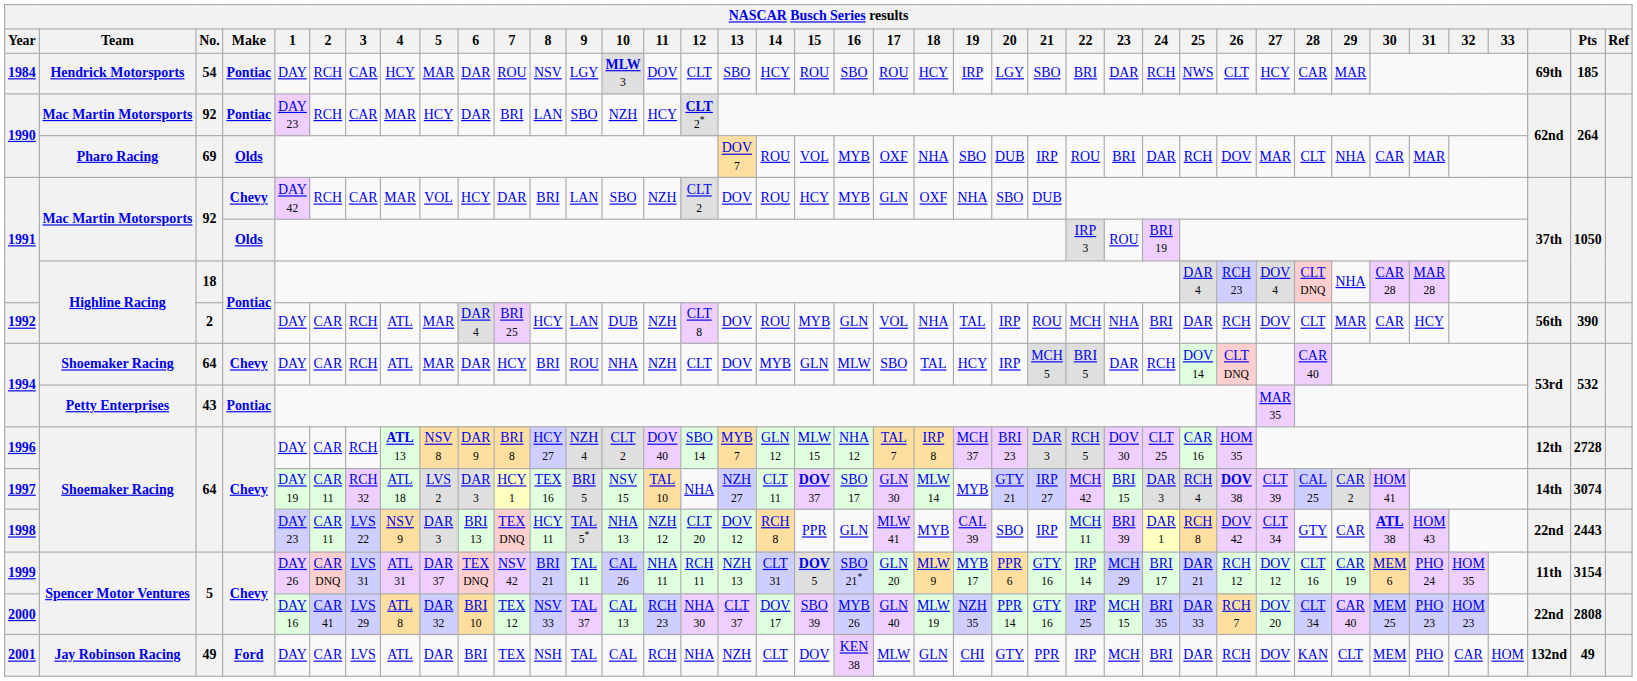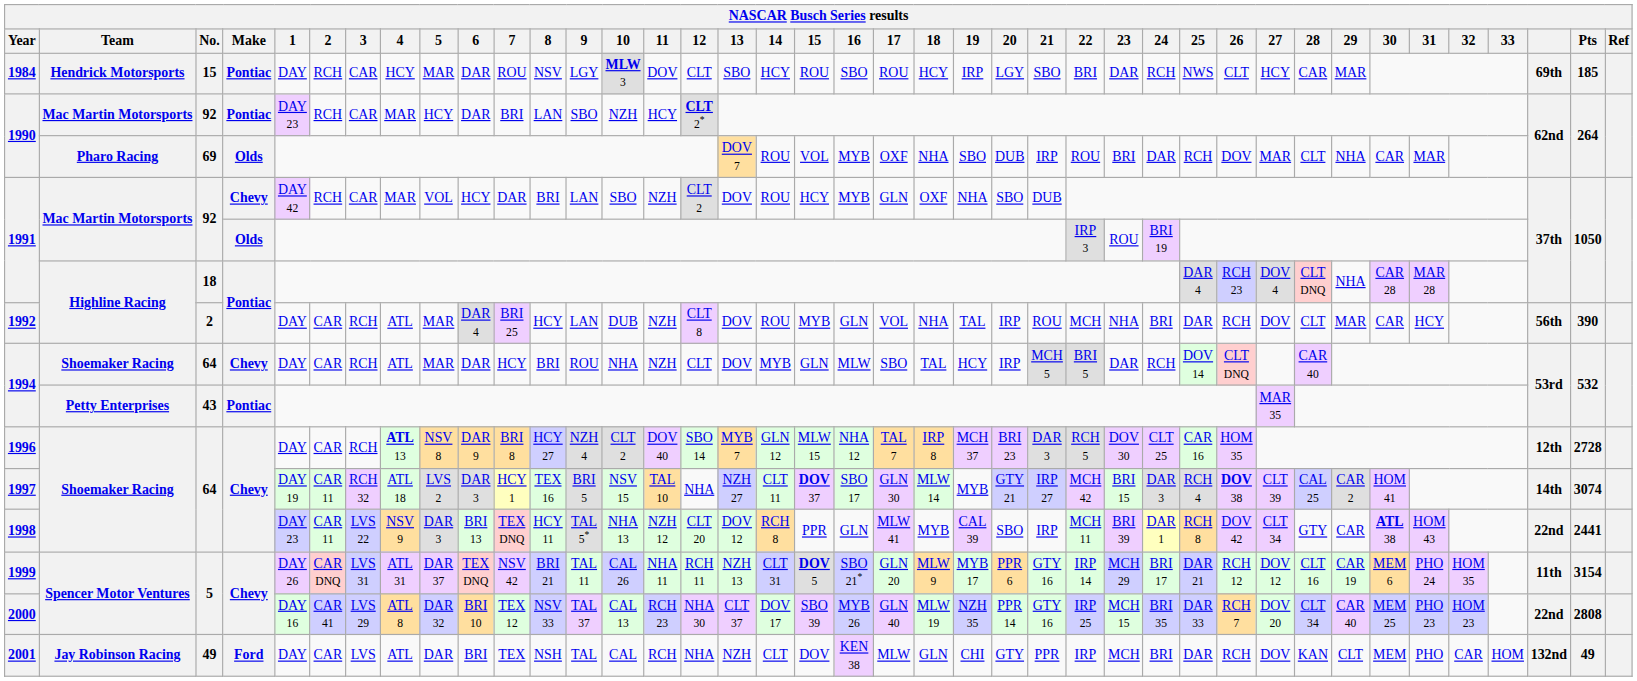(209, 73) 54 -> (209, 73) 15
(1588, 530) 2443 -> (1588, 530) 2441
